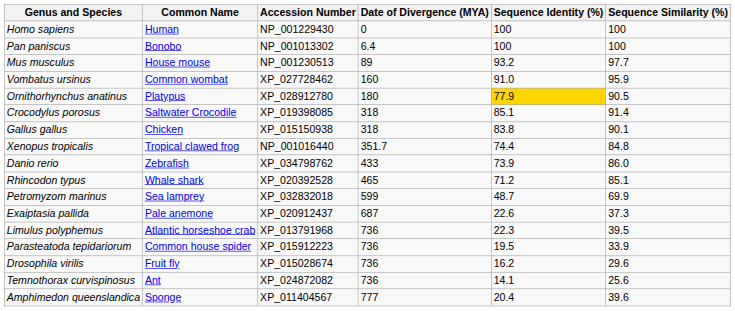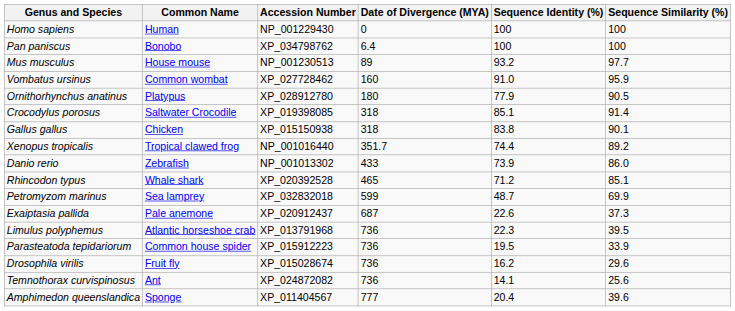(297, 46) NP_001013302 -> (297, 46) XP_034798762
(504, 96) gold background -> (504, 96) no background
(619, 146) 84.8 -> (619, 146) 89.2
(297, 163) XP_034798762 -> (297, 163) NP_001013302
